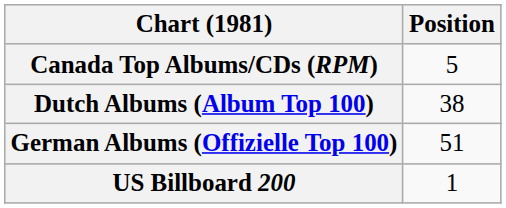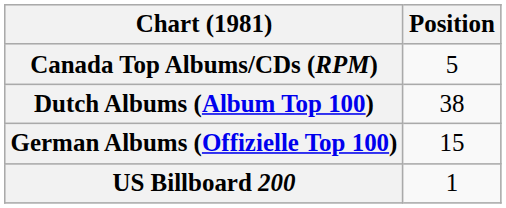(452, 143) 51 -> (452, 143) 15
